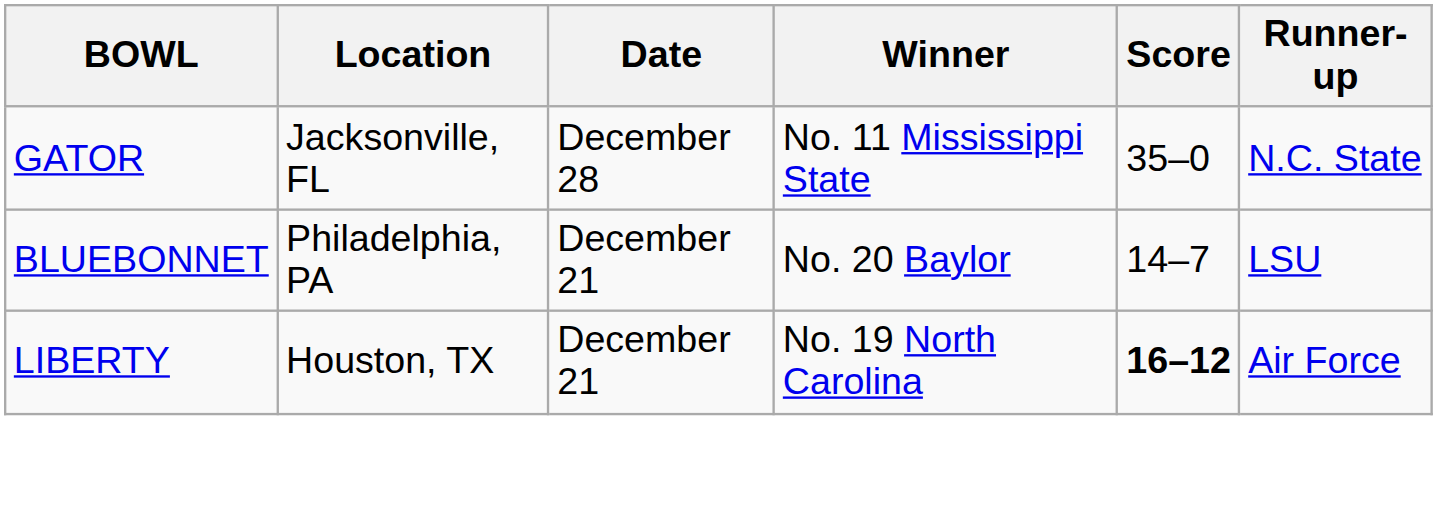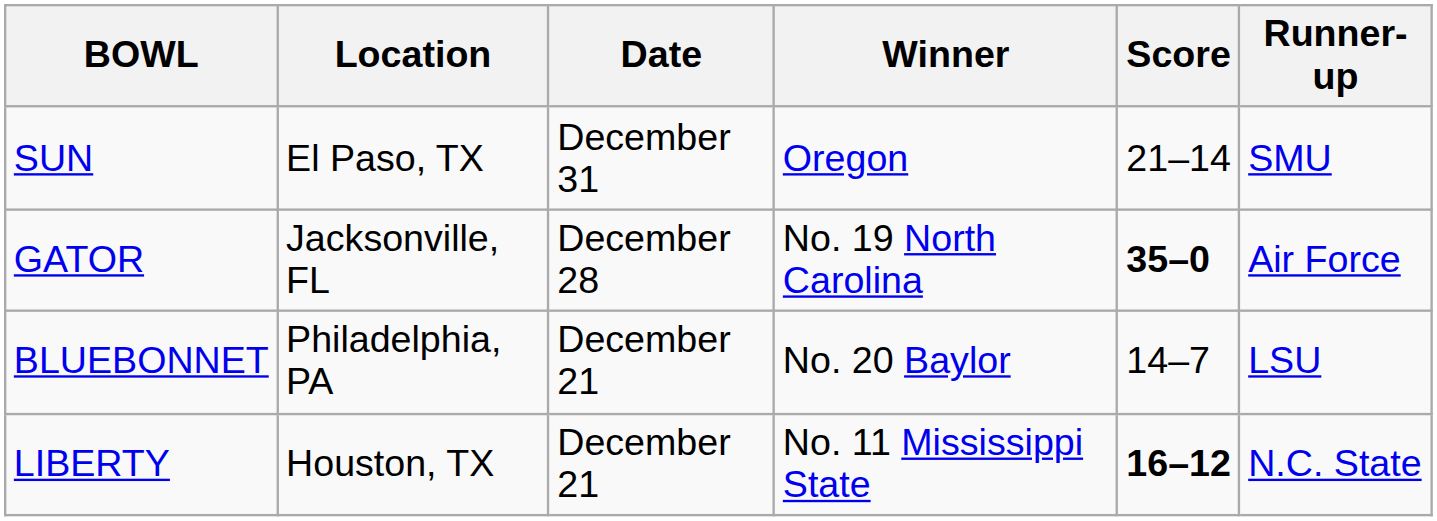+ row: (54, 157)
(933, 157) No. 11 Mississippi State -> (889, 259) No. 19 North Carolina
(1168, 157) normal -> (1168, 259) bold
(1335, 157) N.C. State -> (1324, 259) Air Force
(889, 361) No. 19 North Carolina -> (933, 463) No. 11 Mississippi State
(1324, 361) Air Force -> (1335, 463) N.C. State
